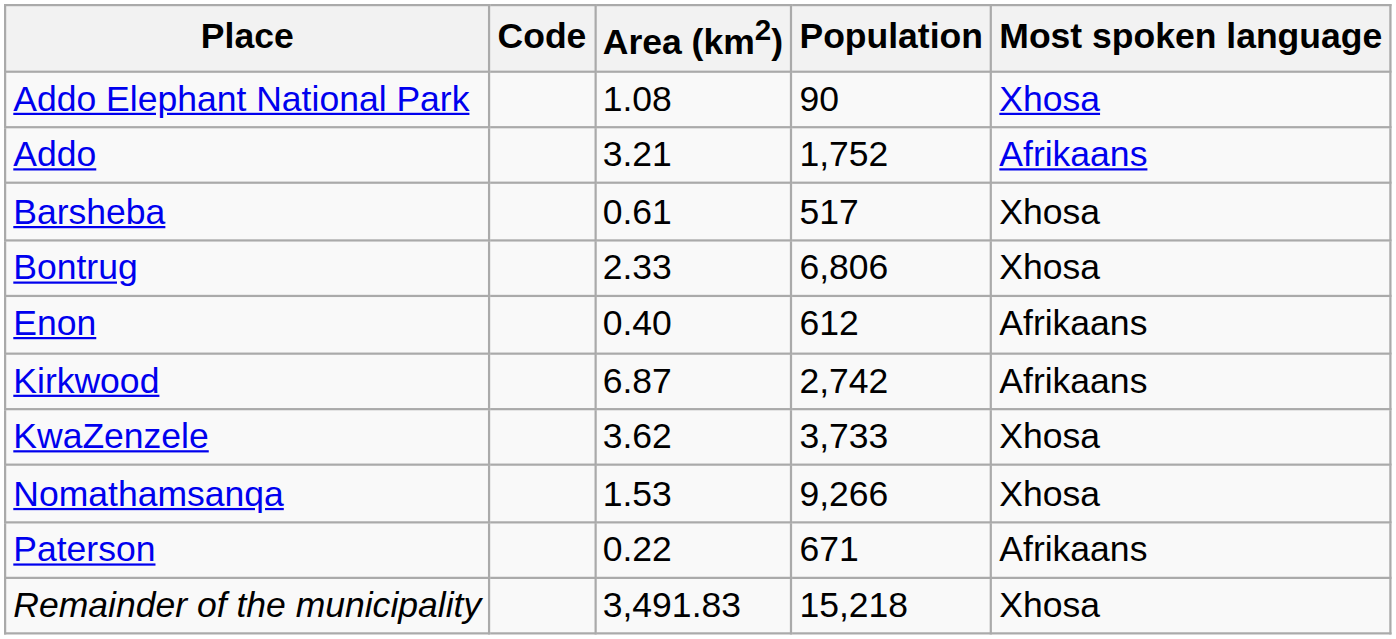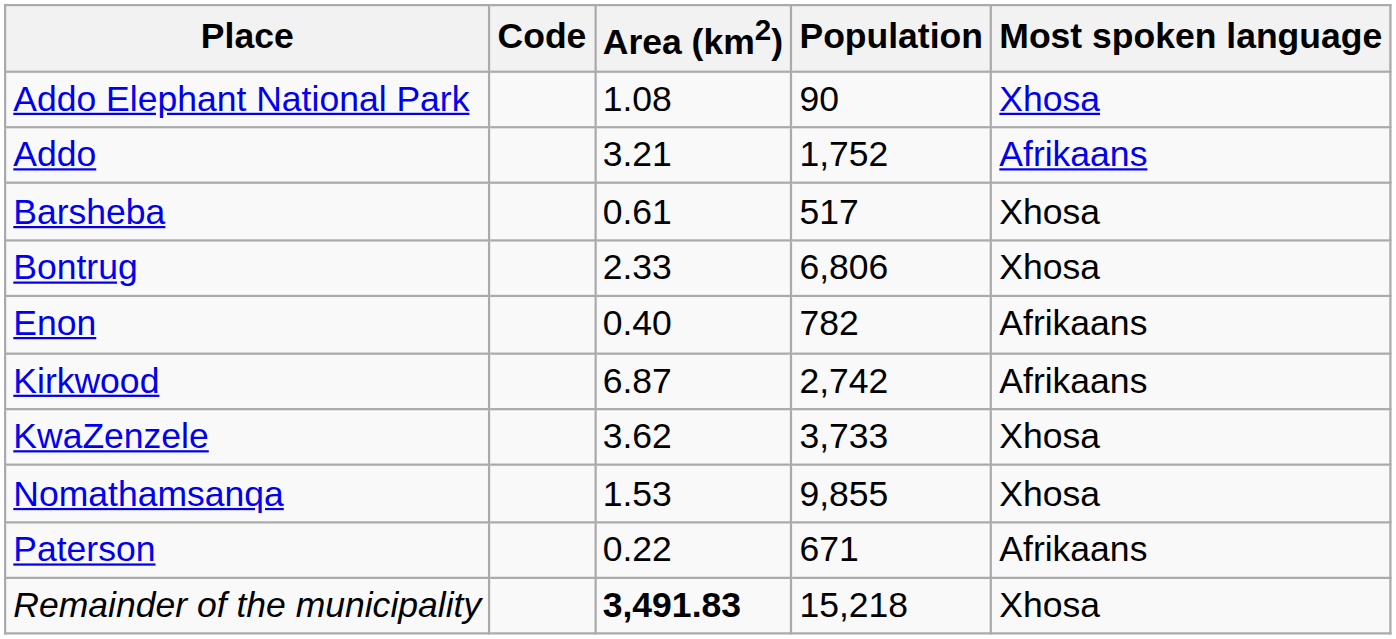(829, 323) 612 -> (829, 323) 782
(844, 492) 9,266 -> (844, 492) 9,855
(672, 605) normal -> (672, 605) bold
